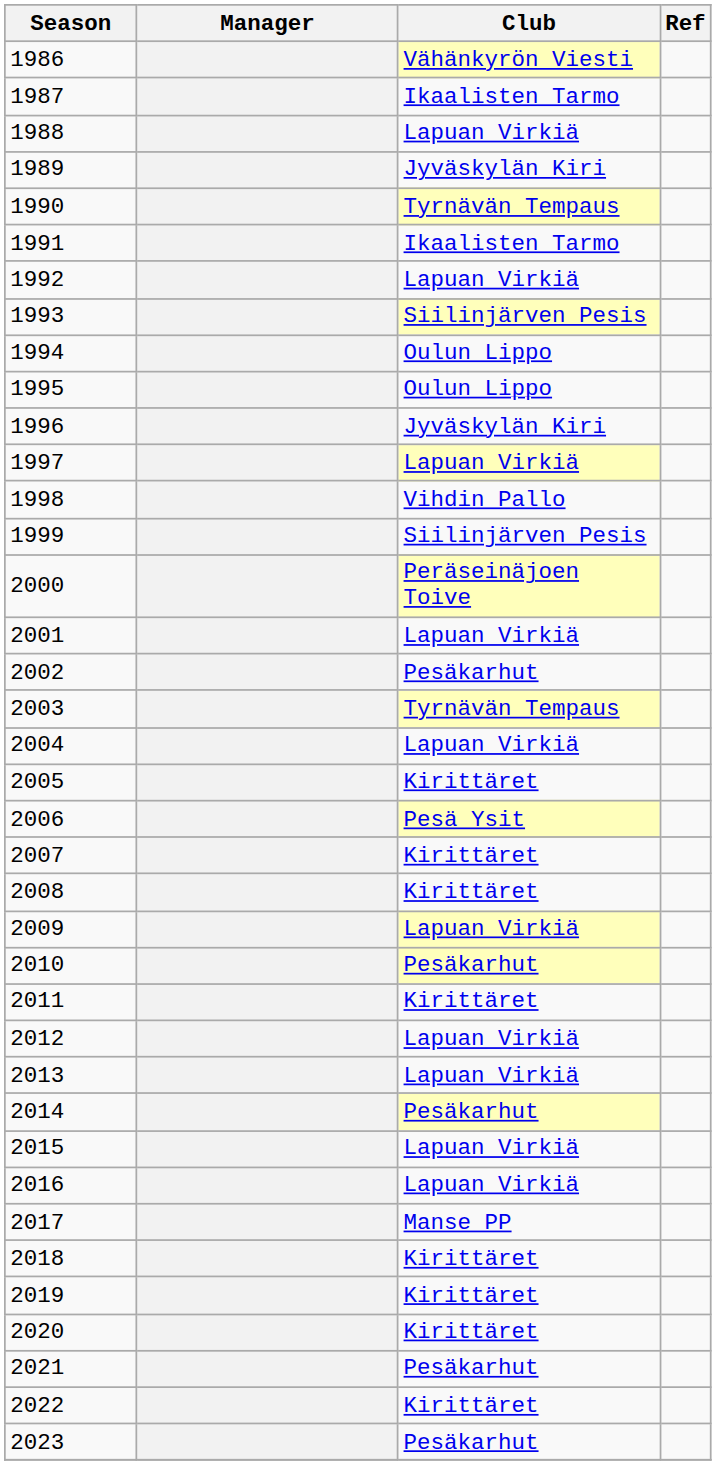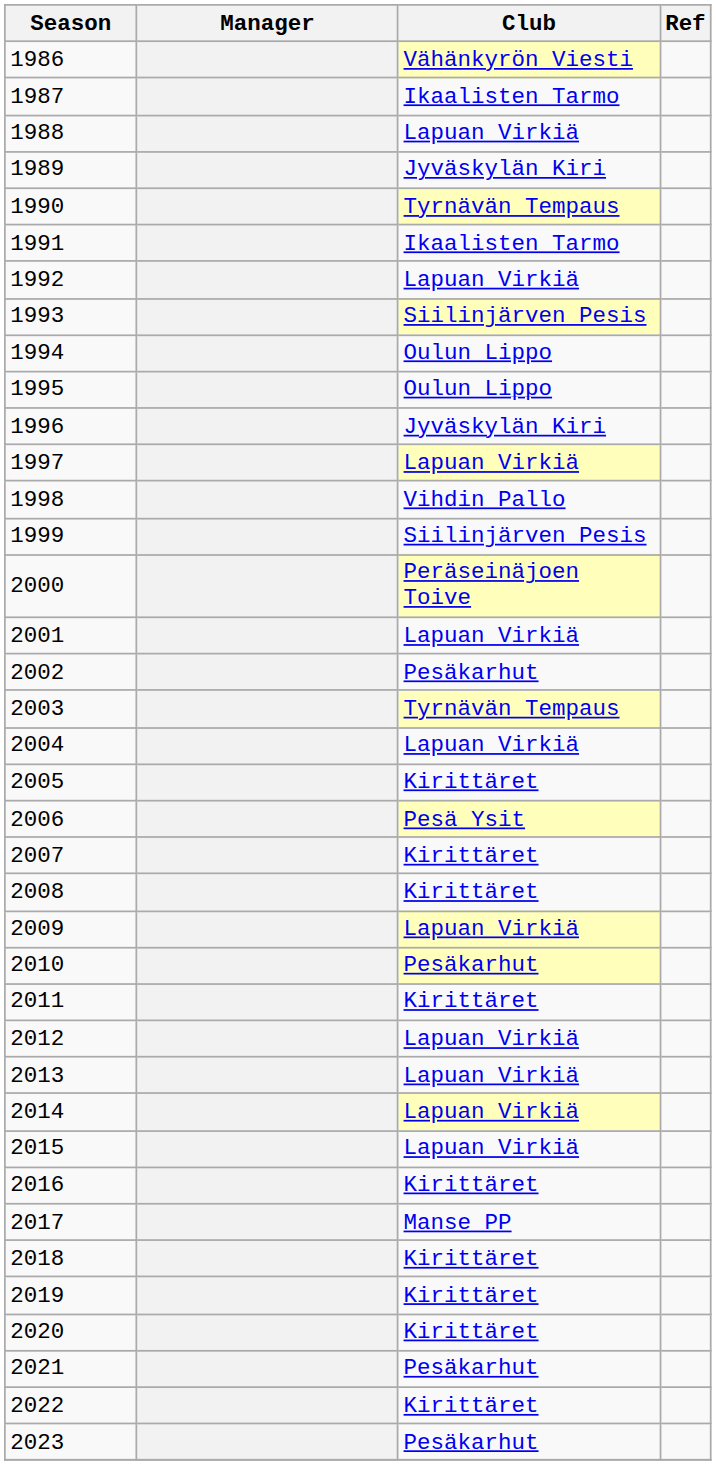(471, 1112) Pesäkarhut -> (491, 1112) Lapuan Virkiä
(491, 1185) Lapuan Virkiä -> (471, 1185) Kirittäret
